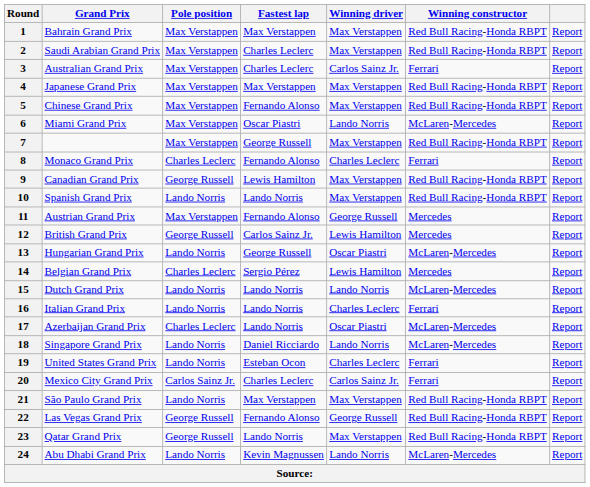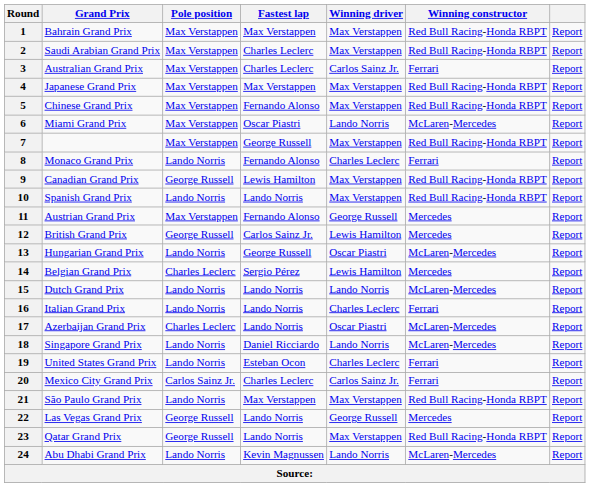(200, 160) Charles Leclerc -> (195, 160) Lando Norris
(281, 418) Fernando Alonso -> (273, 418) Lando Norris
(478, 418) Red Bull Racing-Honda RBPT -> (430, 418) Mercedes
